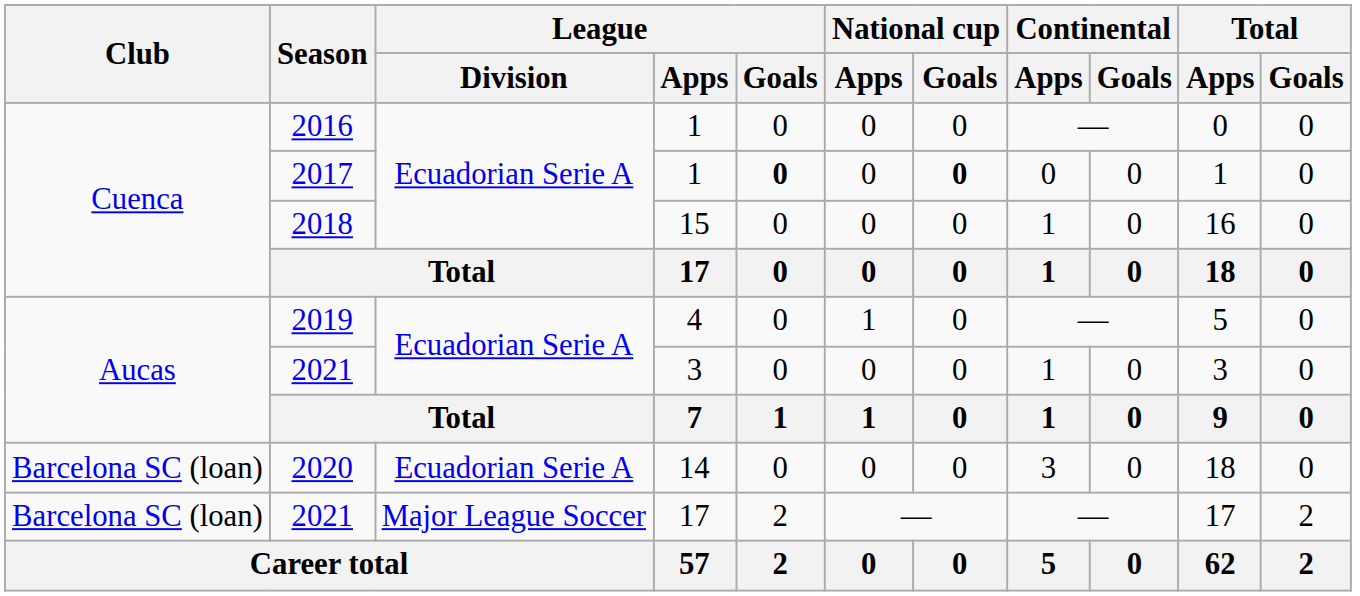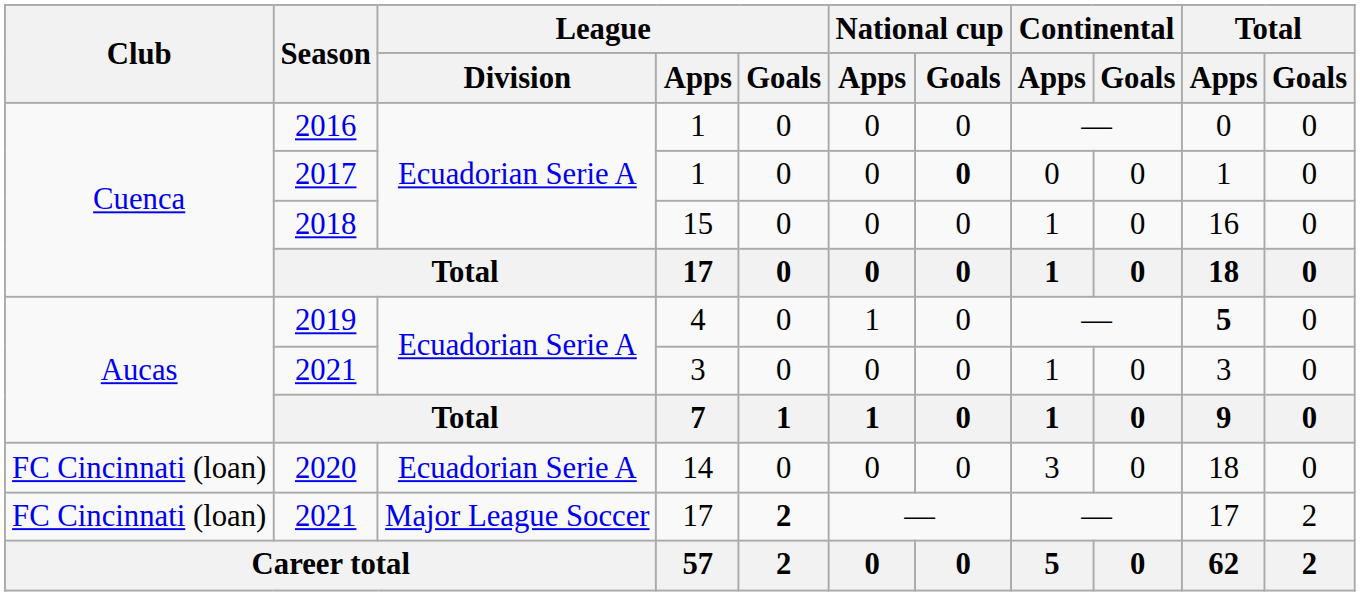(780, 175) bold -> (784, 175) normal
(1220, 321) normal -> (1224, 321) bold
(137, 467) Barcelona SC (loan) -> (139, 467) FC Cincinnati (loan)
(137, 516) Barcelona SC (loan) -> (139, 516) FC Cincinnati (loan)
(780, 516) normal -> (784, 516) bold
